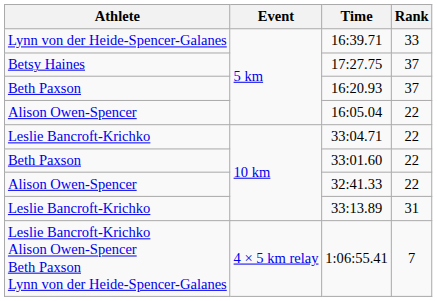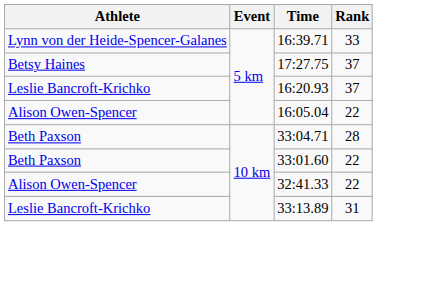(44, 88) Beth Paxson -> (79, 88) Leslie Bancroft-Krichko
(79, 136) Leslie Bancroft-Krichko -> (44, 136) Beth Paxson
(412, 136) 22 -> (352, 136) 28
- row: (357, 258)
